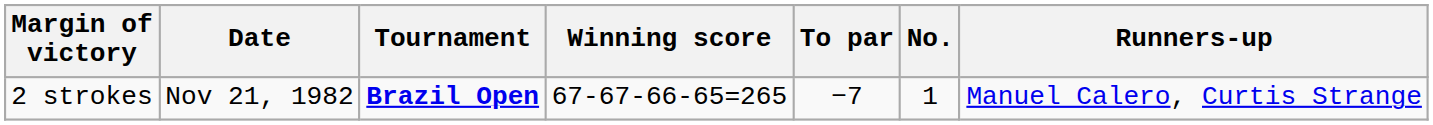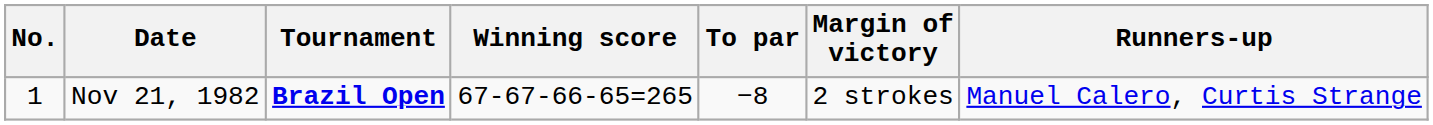columns swapped: (930, 41) <-> (82, 41)
(847, 98) −7 -> (753, 98) −8
